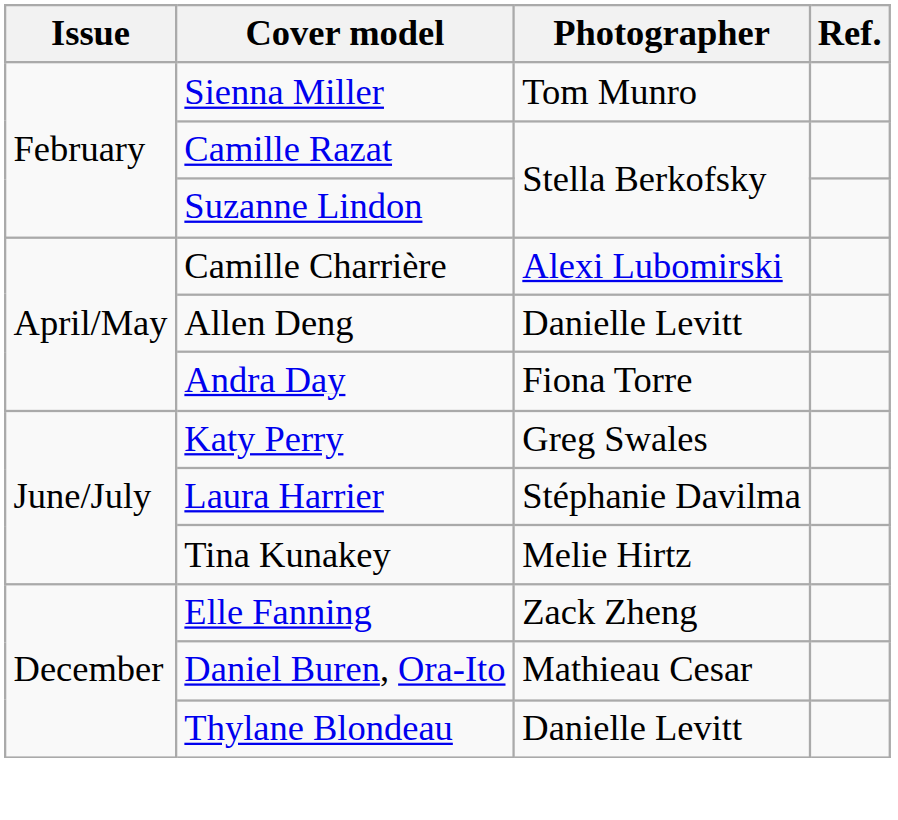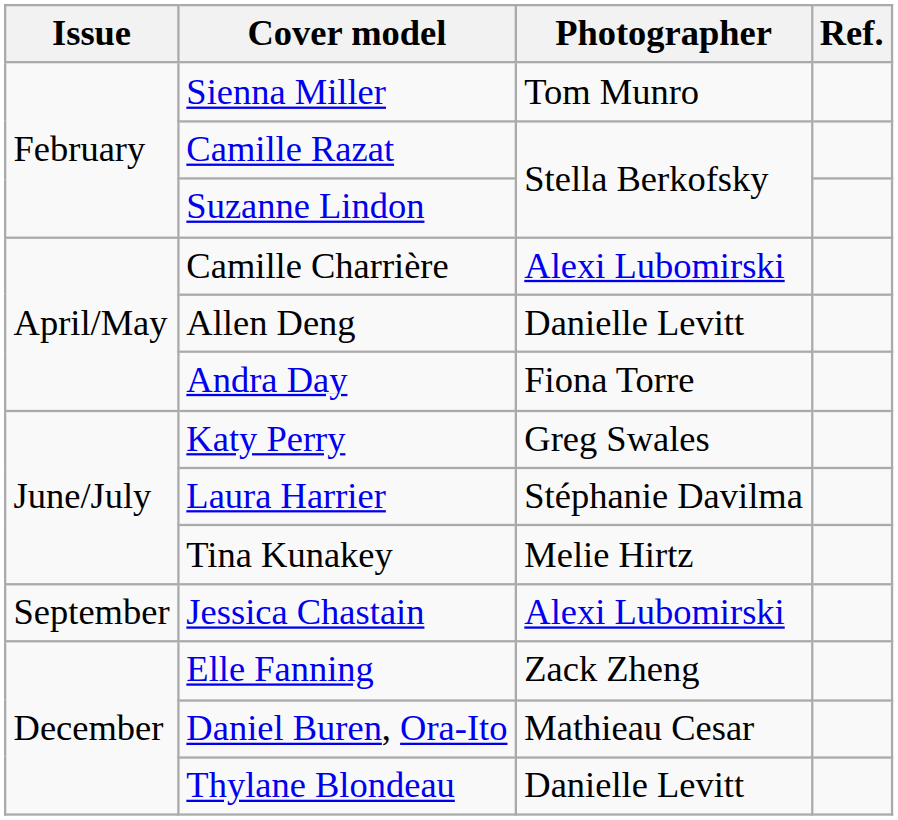+ row: (305, 611)
